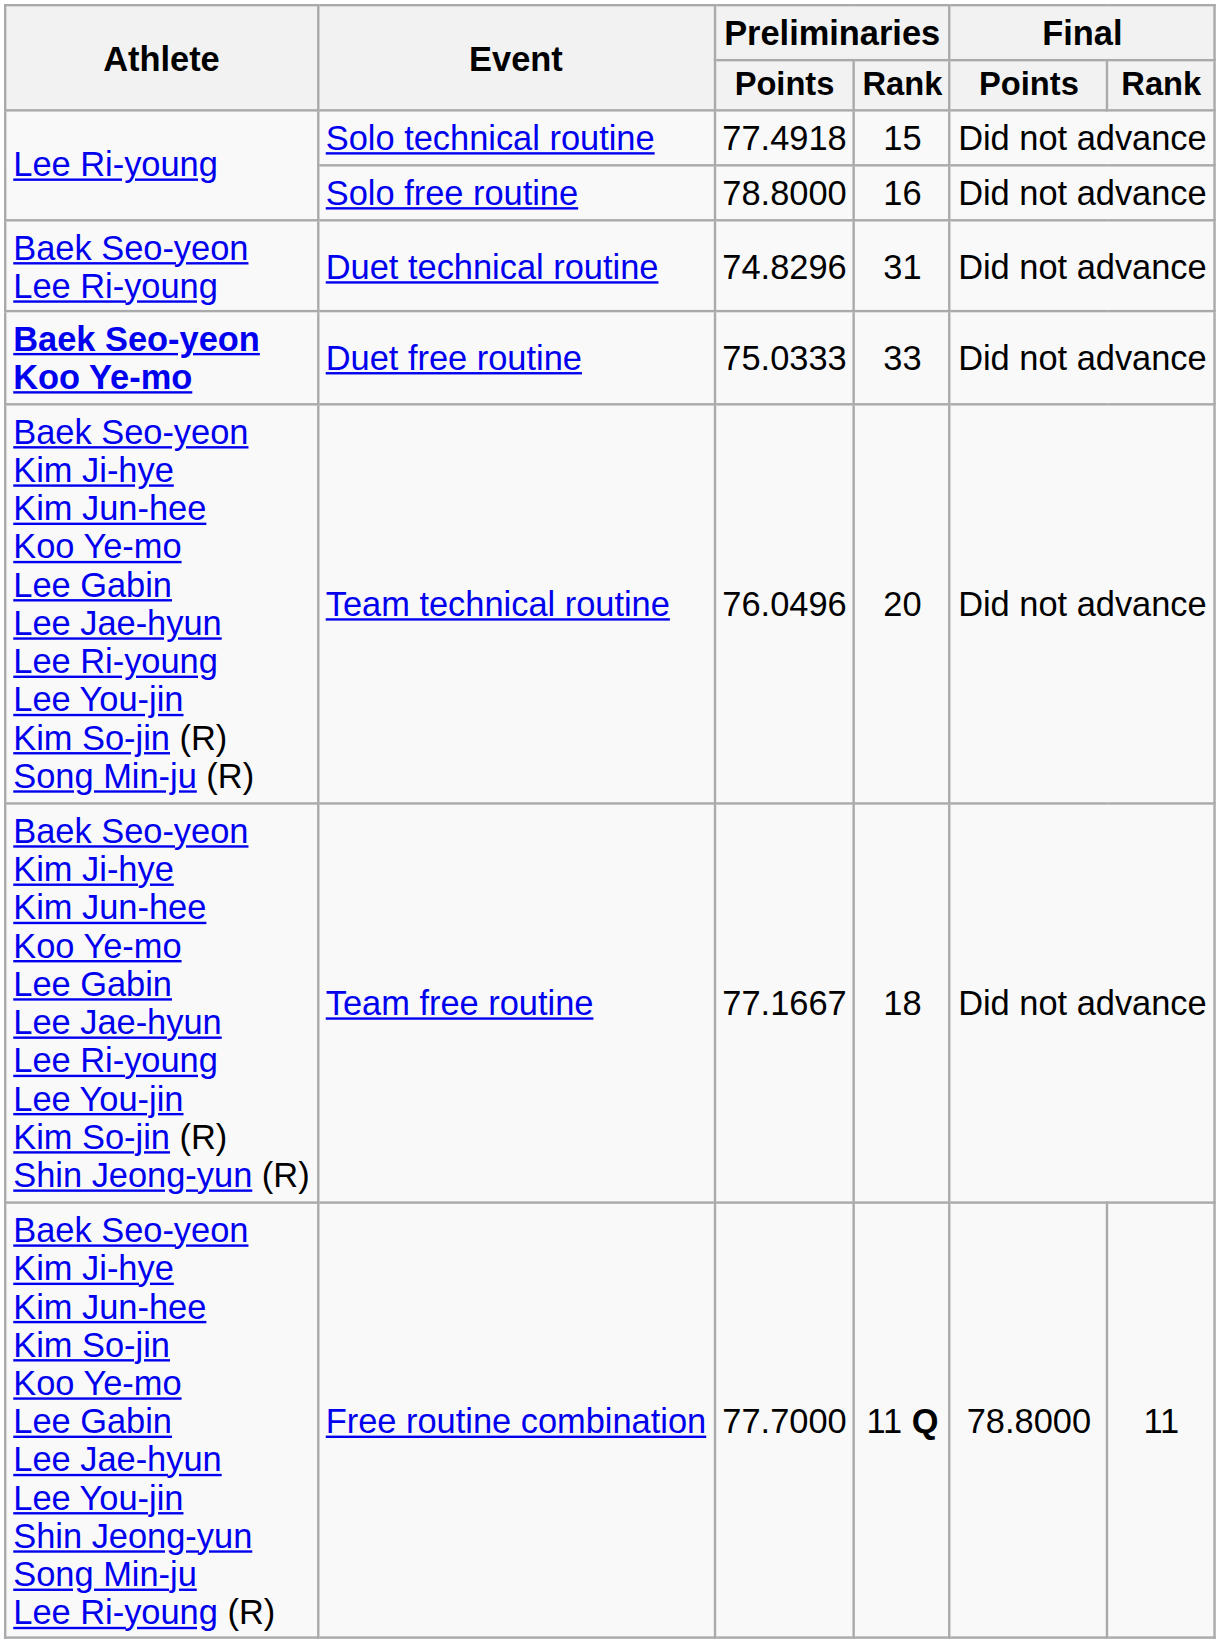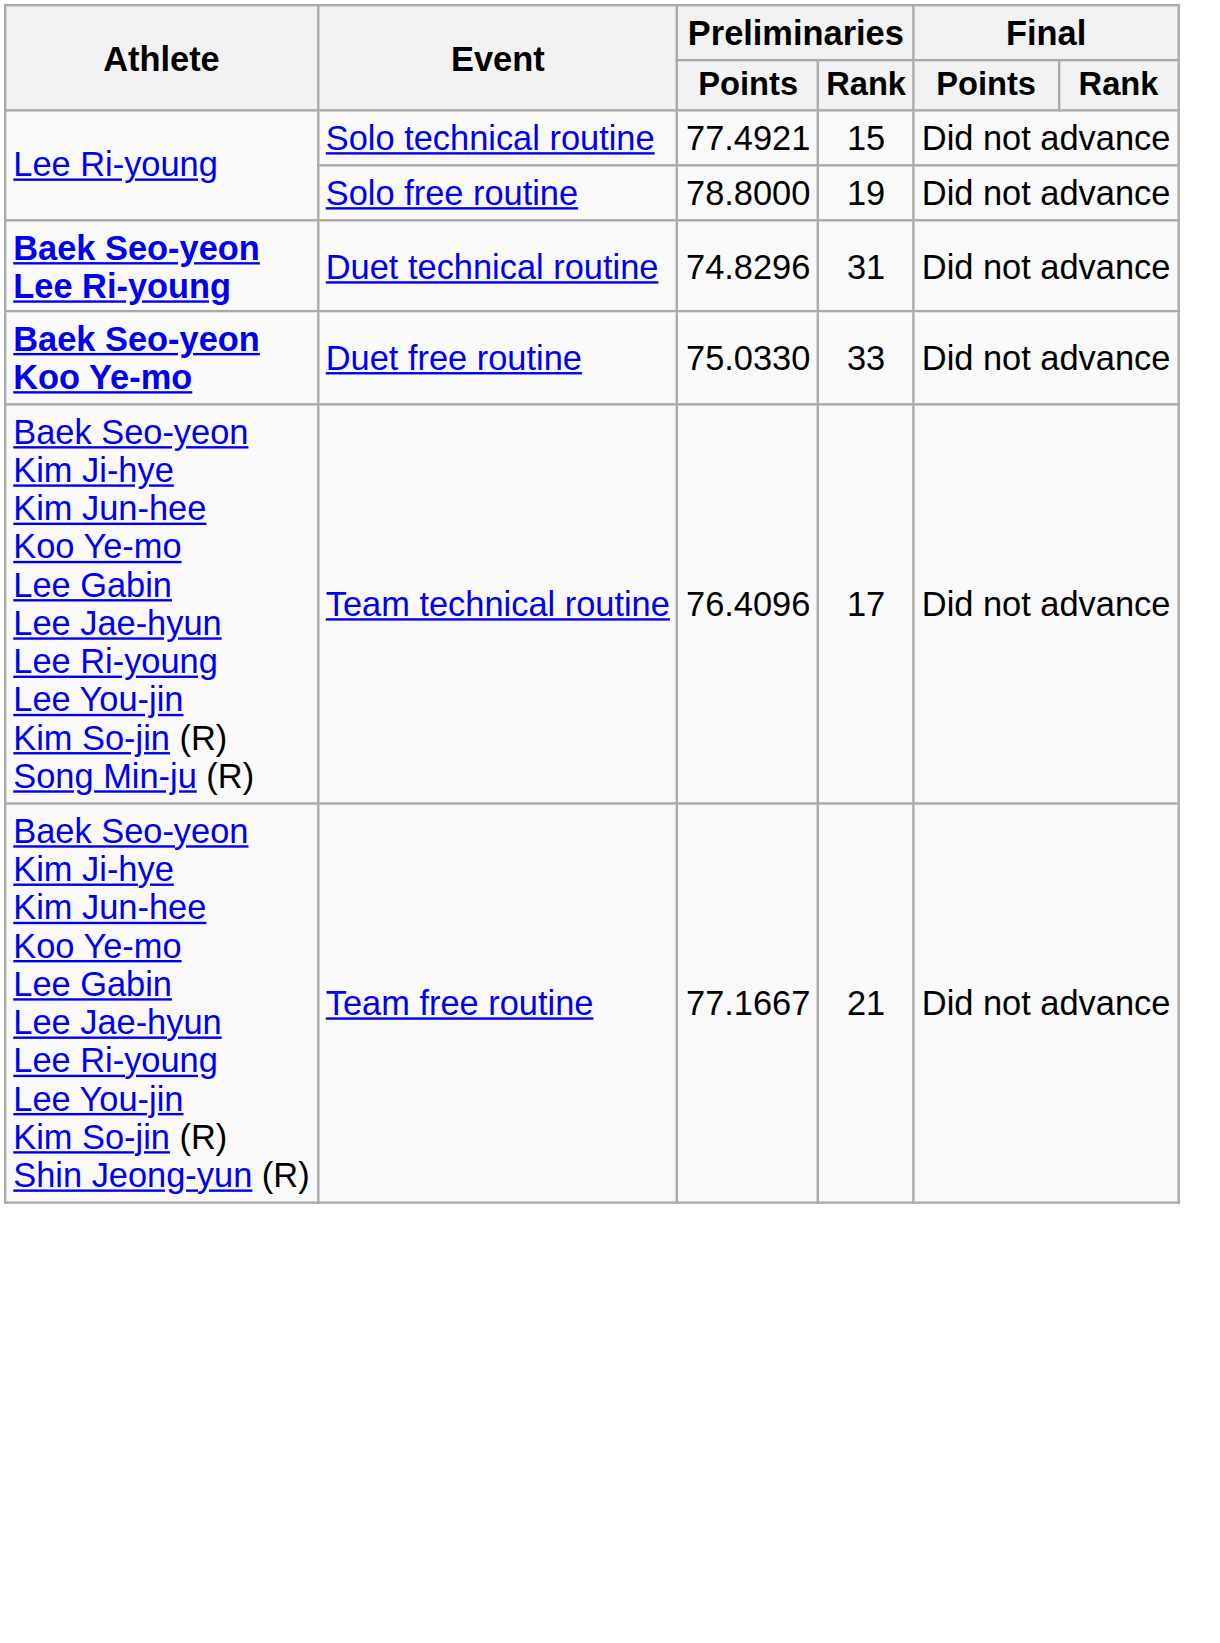(785, 138) 77.4918 -> (748, 138) 77.4921
(902, 193) 16 -> (866, 193) 19
(131, 266) normal -> (137, 266) bold
(785, 359) 75.0333 -> (748, 359) 75.0330
(785, 605) 76.0496 -> (748, 605) 76.4096
(902, 605) 20 -> (866, 605) 17
(902, 1003) 18 -> (866, 1003) 21
- row: (516, 1421)
